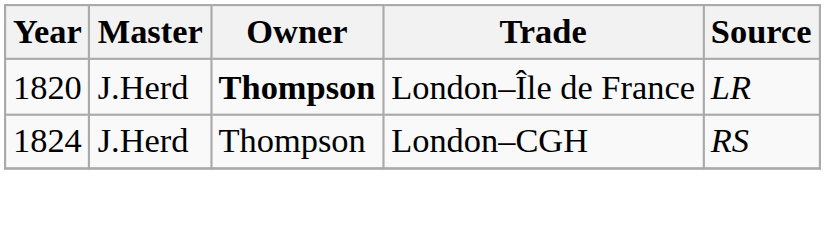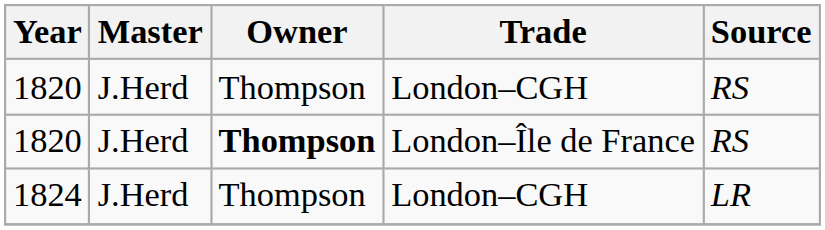+ row: (47, 86)
(731, 86) LR -> (730, 140) RS
(730, 140) RS -> (731, 195) LR
